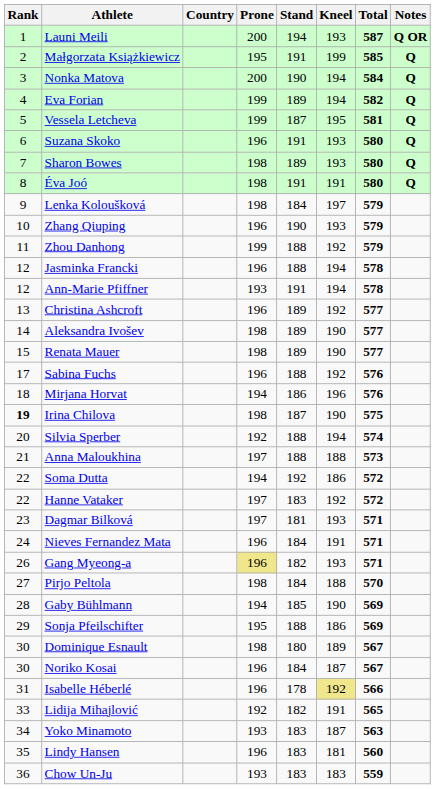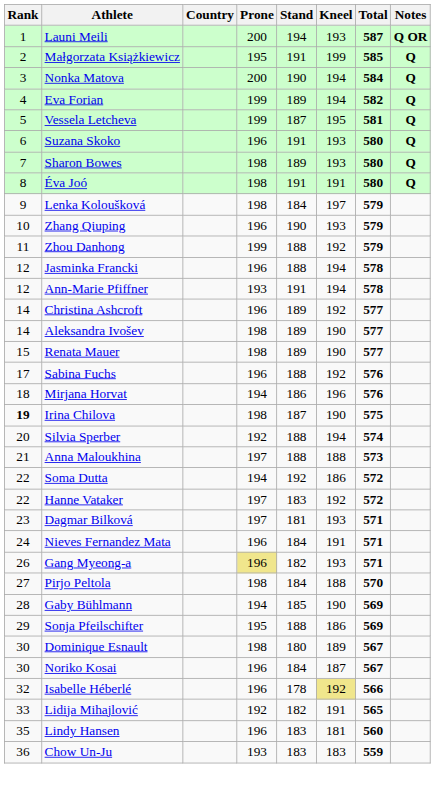(23, 309) 13 -> (23, 309) 14
(23, 688) 31 -> (23, 688) 32
- row: (88, 731)
